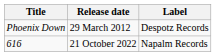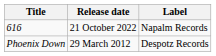rows swapped: (36, 28) <-> (14, 43)
